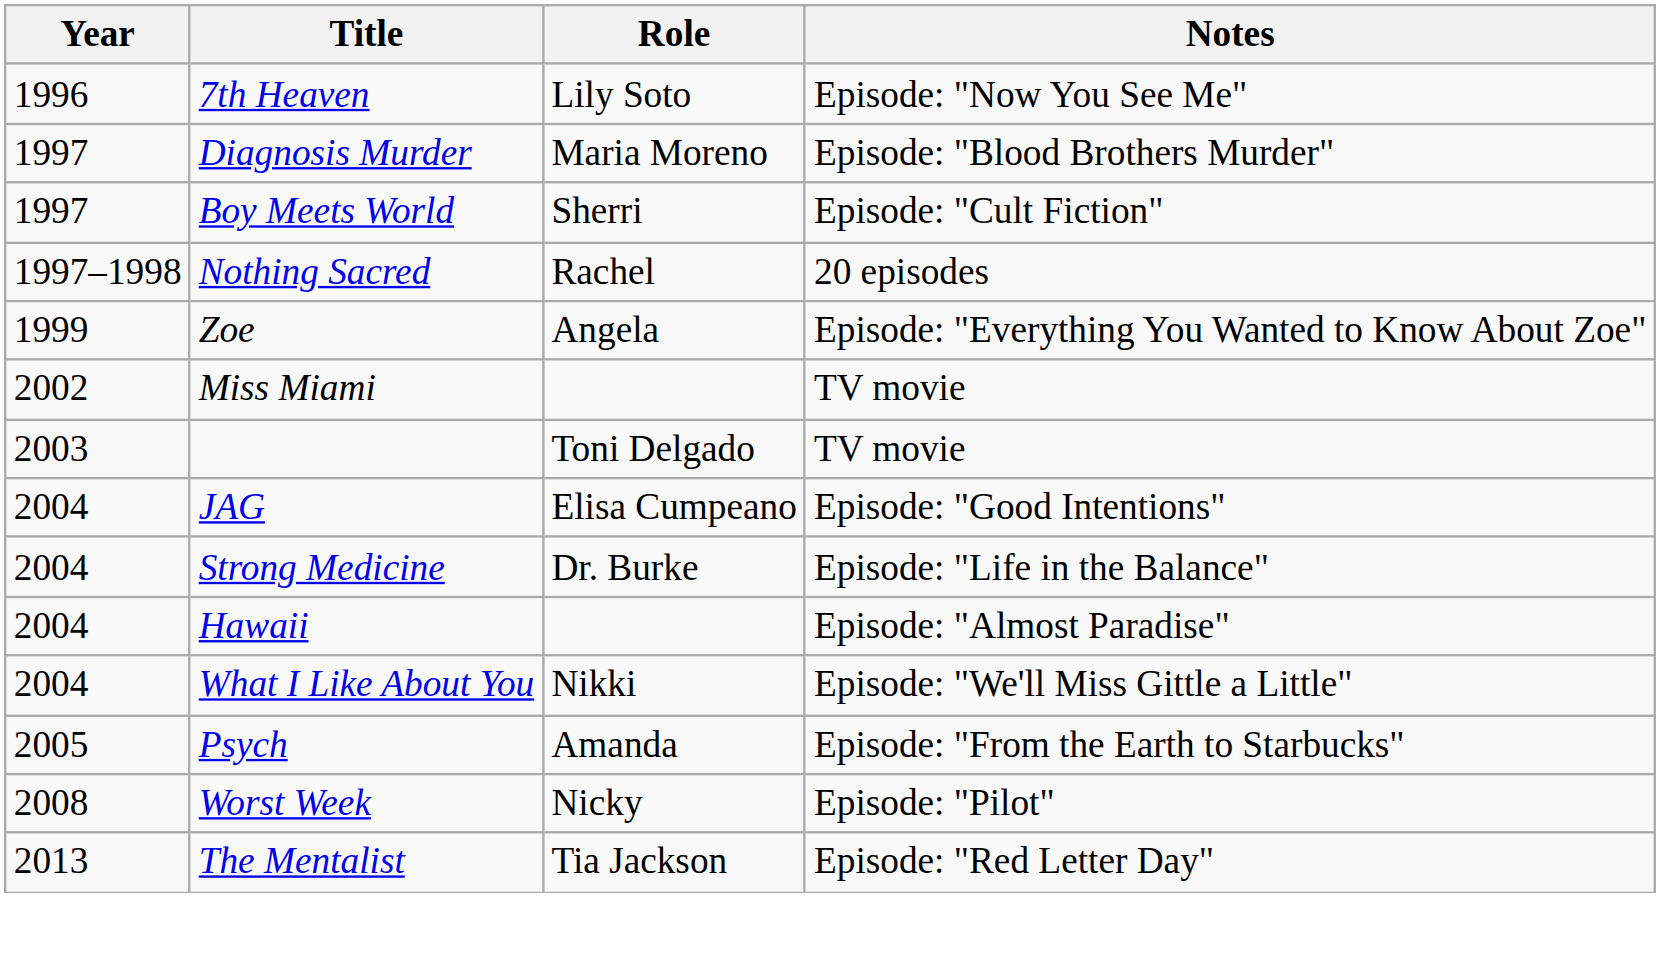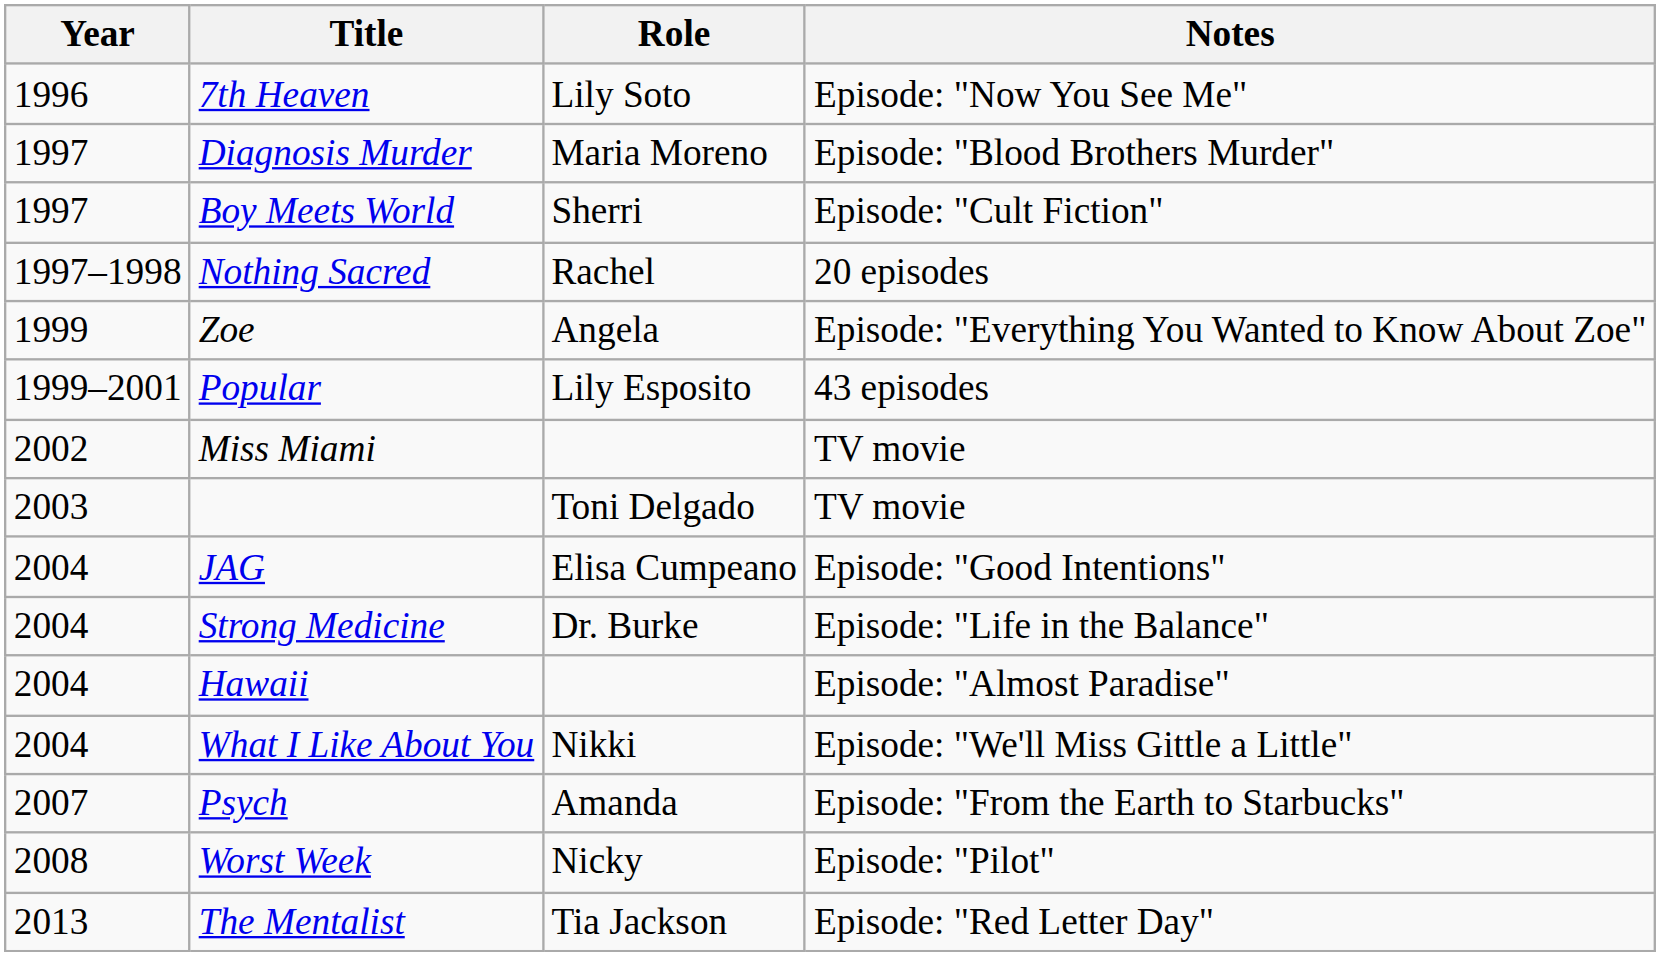+ row: (260, 388)
(51, 743) 2005 -> (51, 802) 2007
